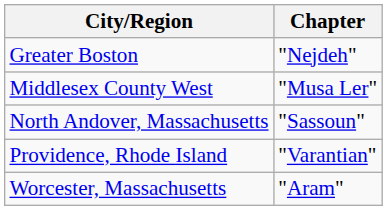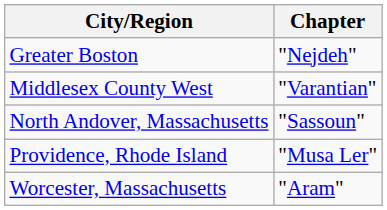(328, 88) "Musa Ler" -> (327, 88) "Varantian"
(327, 155) "Varantian" -> (328, 155) "Musa Ler"
